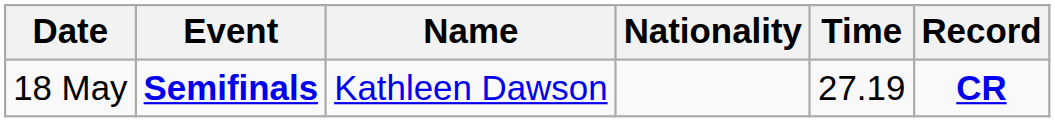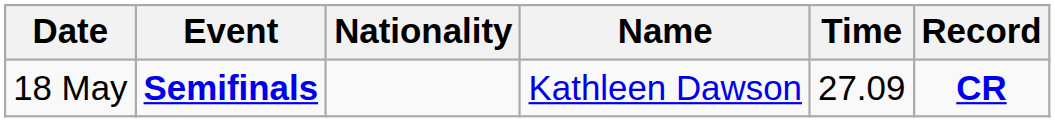columns swapped: (471, 32) <-> (713, 32)
(862, 87) 27.19 -> (862, 87) 27.09
